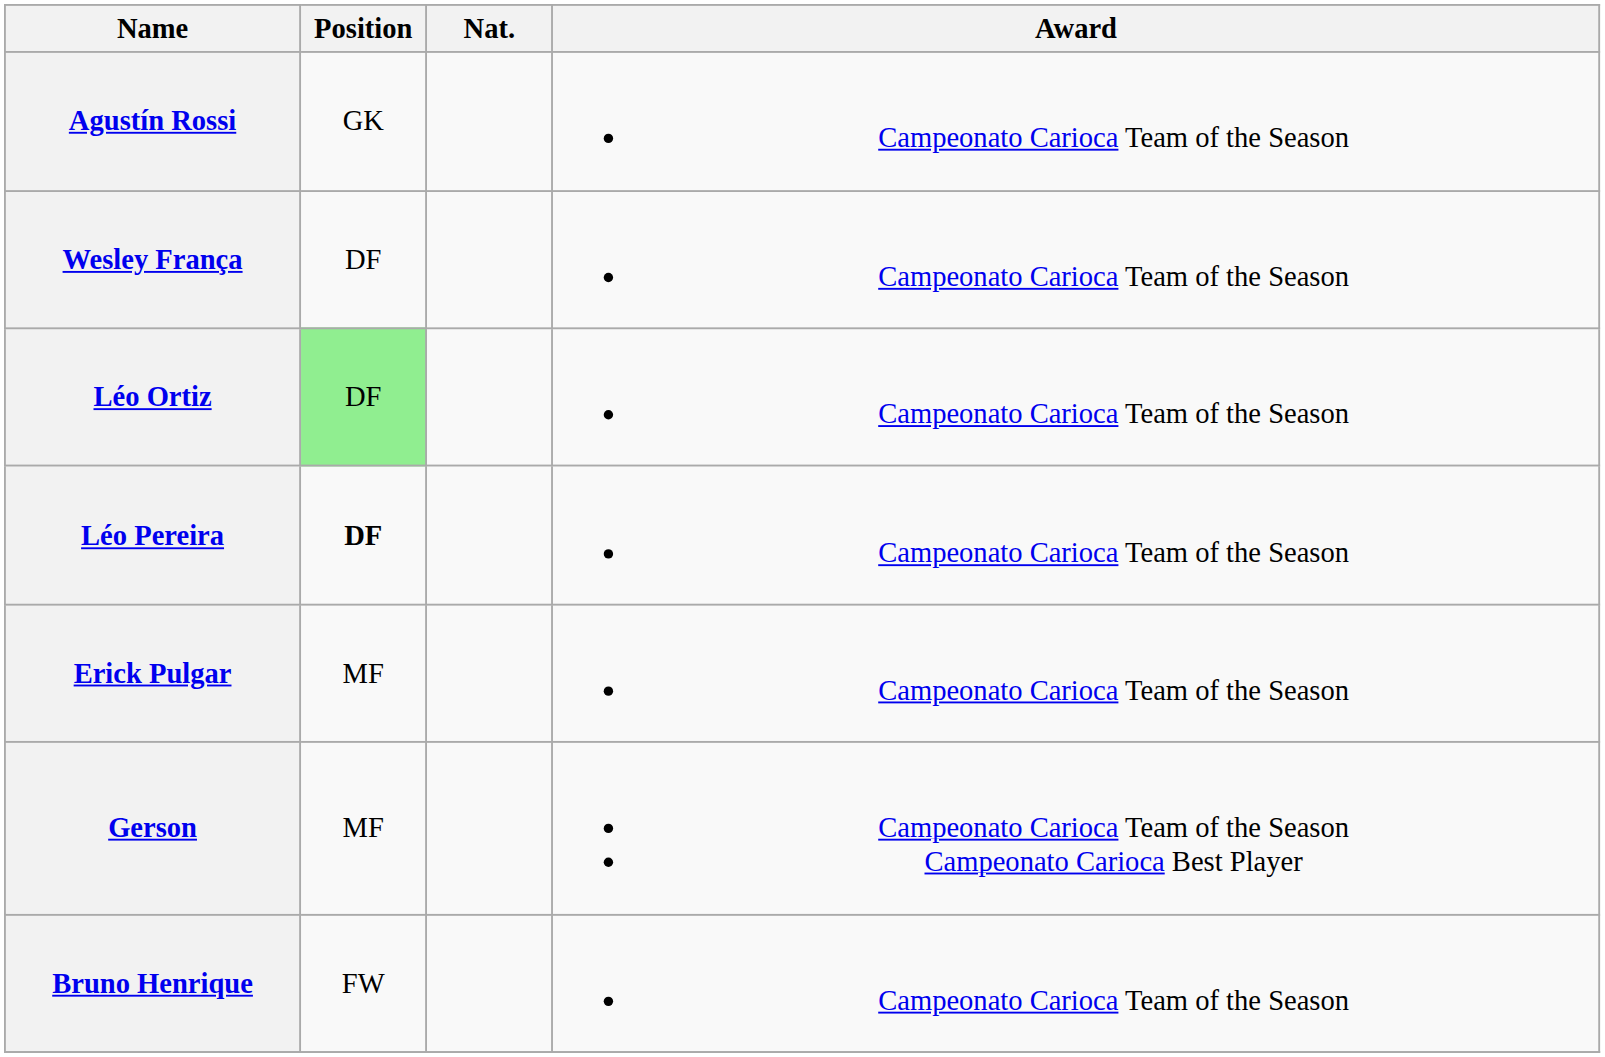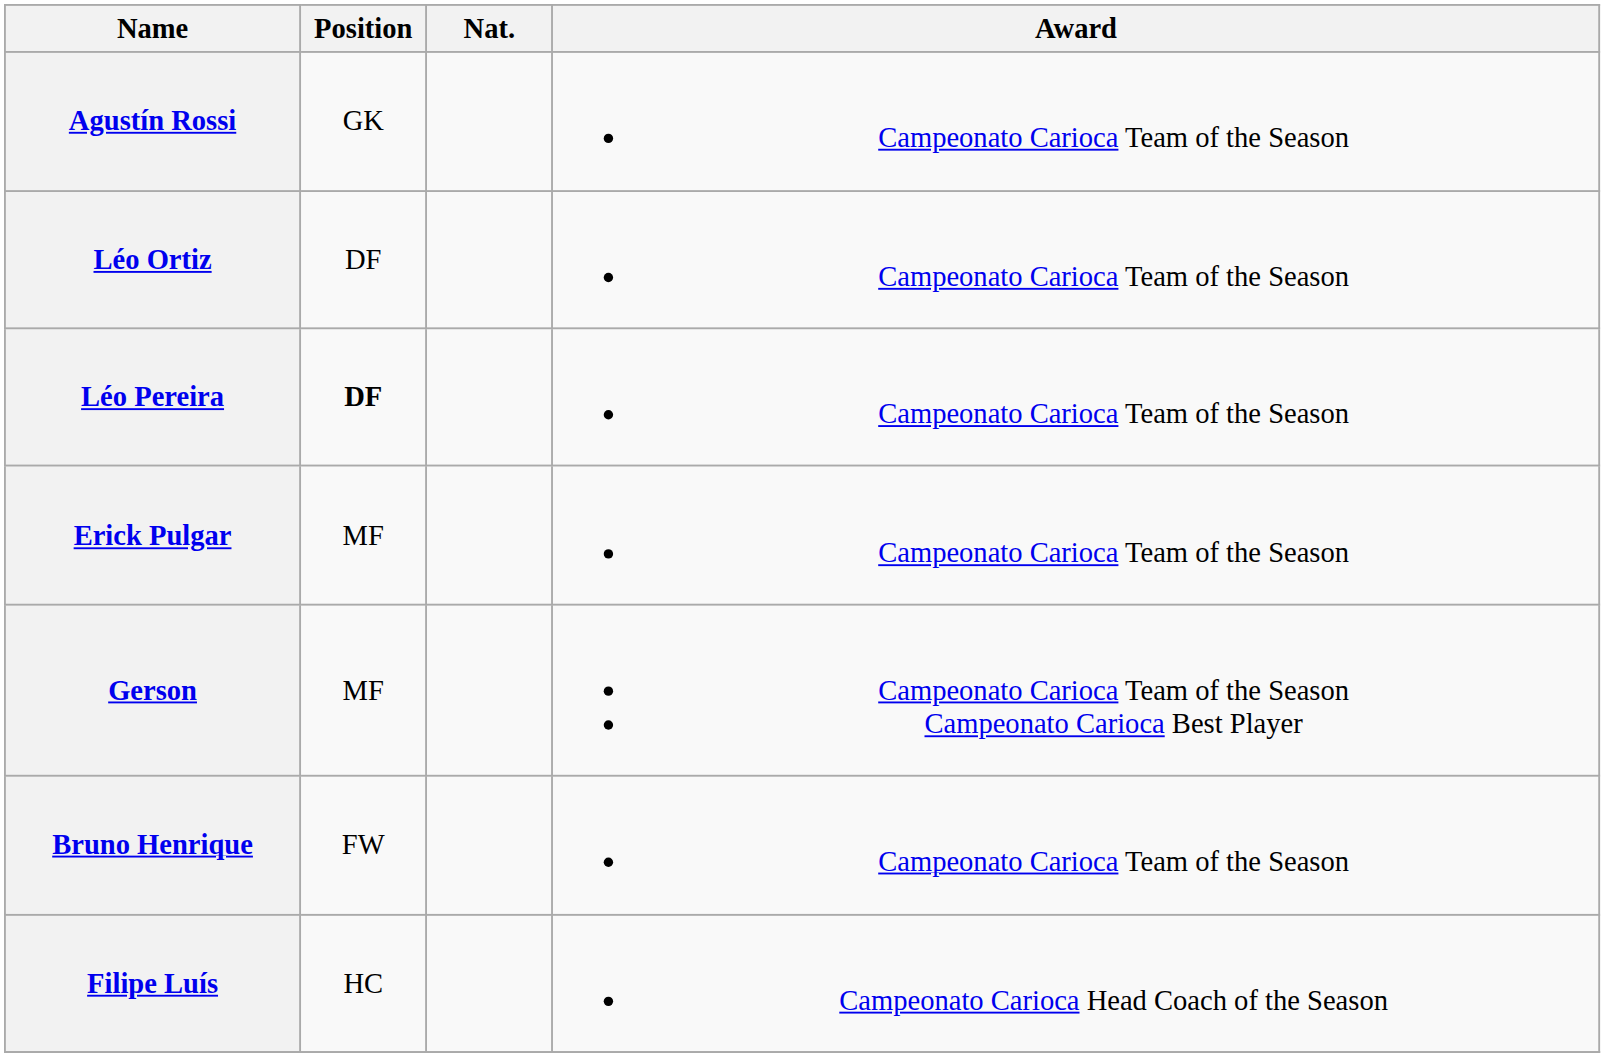- row: (153, 258)
(363, 396) lightgreen background -> (363, 258) no background
+ row: (153, 983)
